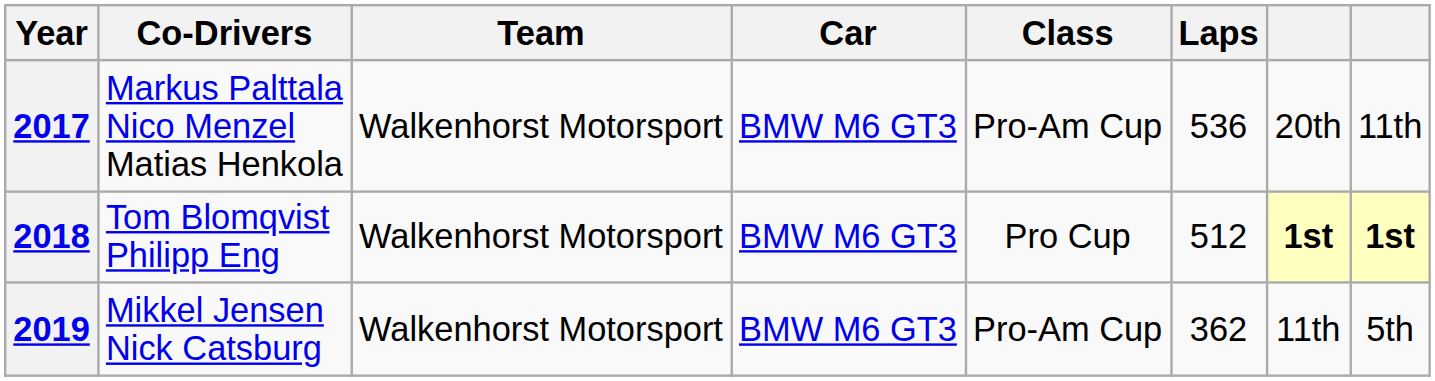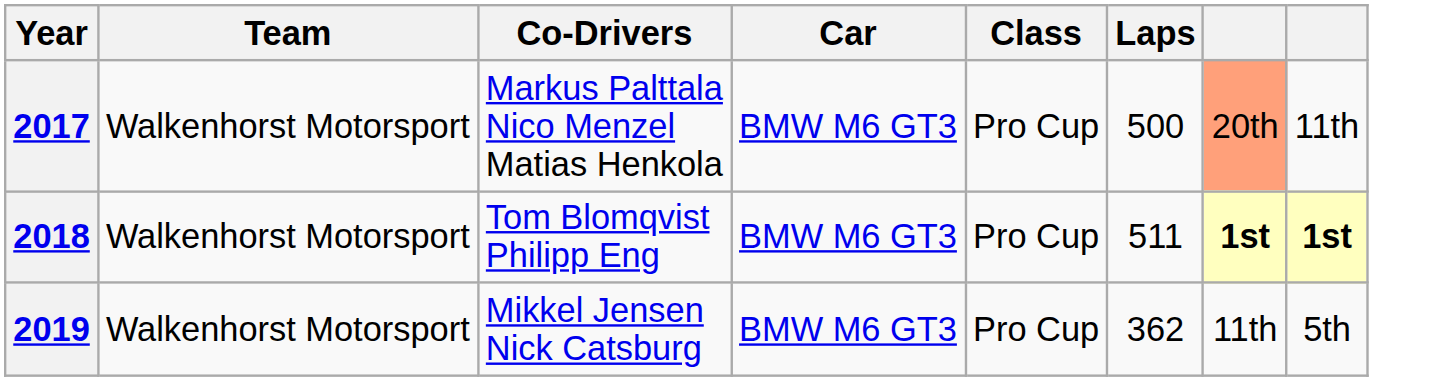columns swapped: (541, 33) <-> (224, 33)
(1068, 125) Pro-Am Cup -> (1036, 125) Pro Cup
(1219, 125) 536 -> (1155, 125) 500
(1308, 125) no background -> (1245, 125) lightsalmon background
(1219, 237) 512 -> (1155, 237) 511
(1068, 330) Pro-Am Cup -> (1036, 330) Pro Cup
